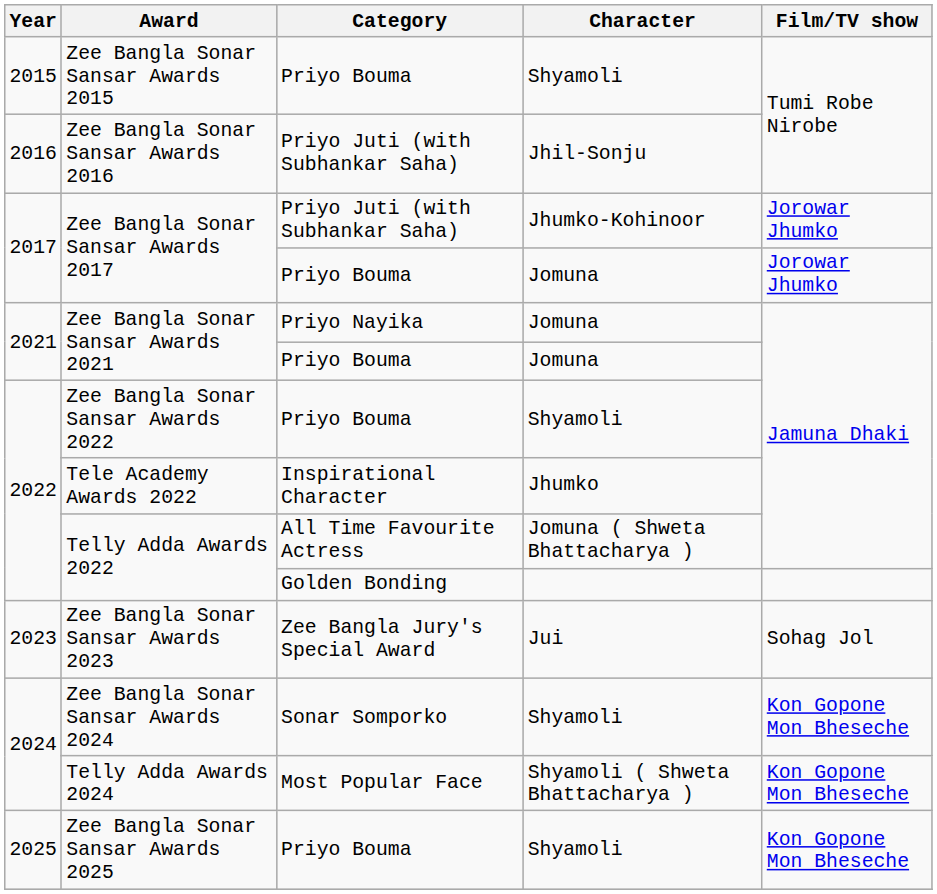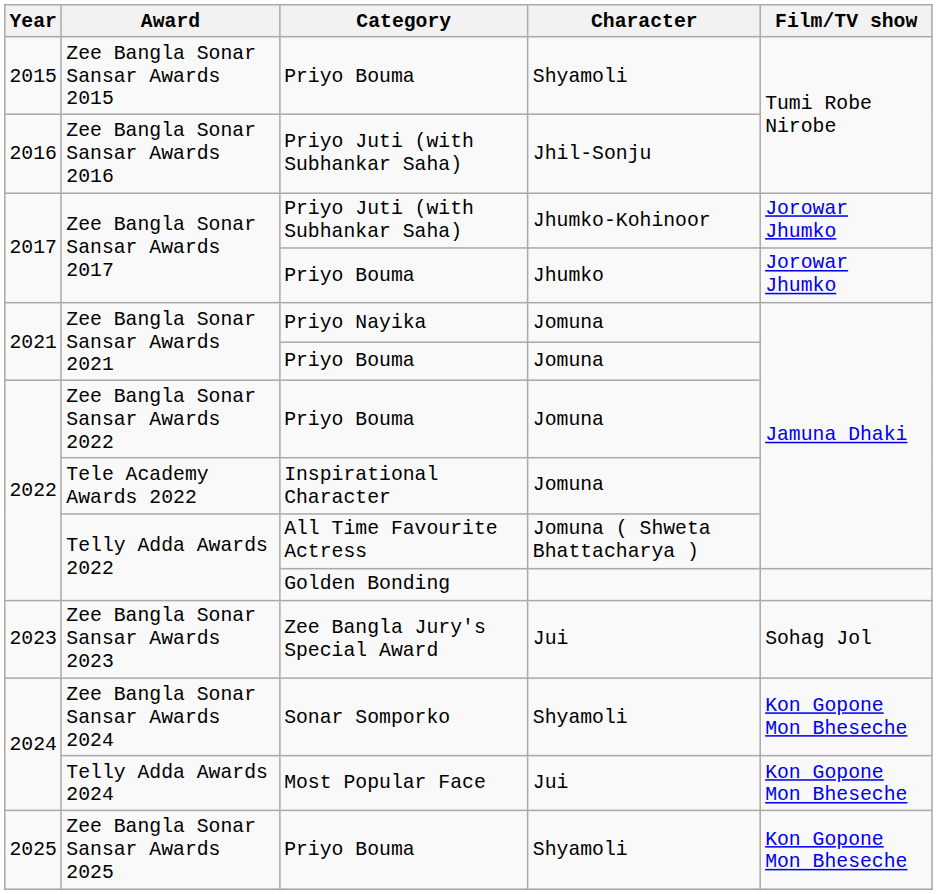(563, 275) Jomuna -> (568, 275) Jhumko
(575, 419) Shyamoli -> (568, 419) Jomuna
(563, 486) Jhumko -> (568, 486) Jomuna
(628, 784) Shyamoli ( Shweta Bhattacharya ) -> (551, 784) Jui
